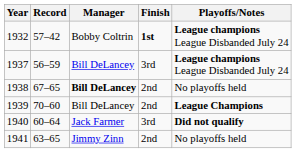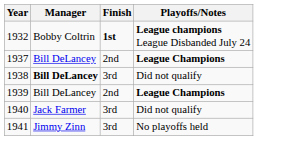- column: (50, 13)
(148, 65) 3rd -> (111, 59) 2nd
(232, 65) League champions League Disbanded July 24 -> (181, 59) League Champions
(149, 88) 2nd -> (110, 76) 3rd
(210, 88) No playoffs held -> (169, 76) Did not qualify
(209, 122) bold -> (169, 110) normal
(149, 139) 2nd -> (110, 127) 3rd
